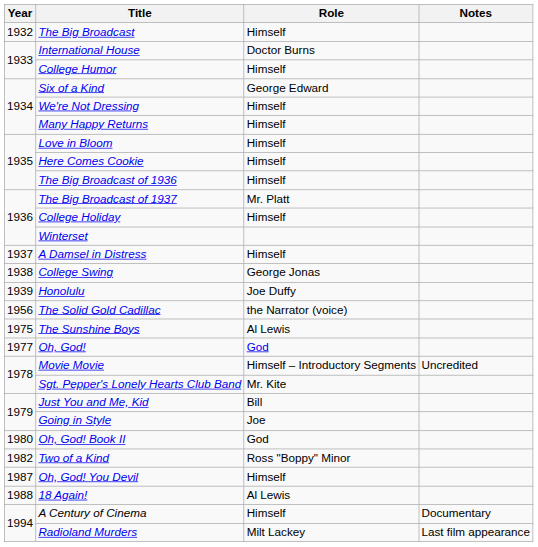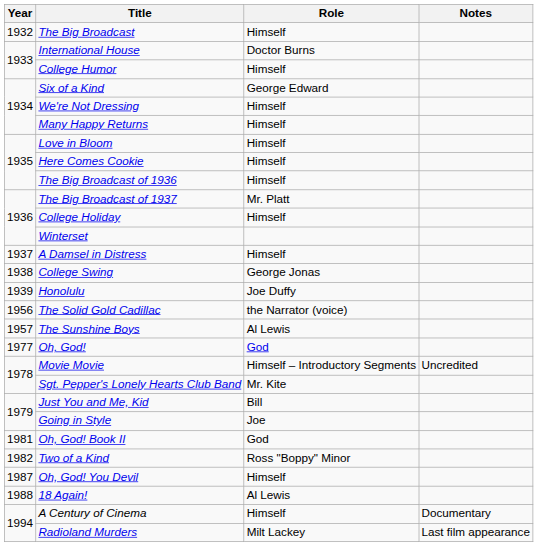(20, 328) 1975 -> (20, 328) 1957
(20, 439) 1980 -> (20, 439) 1981
